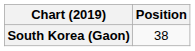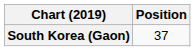(161, 35) 38 -> (161, 35) 37
